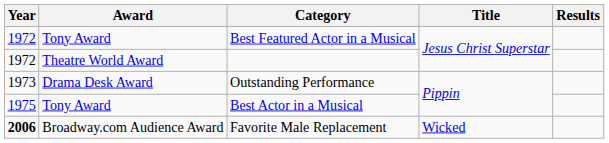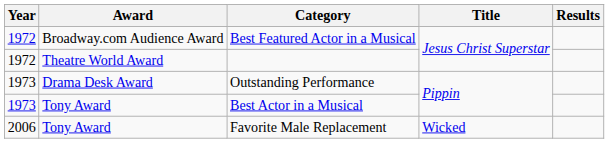(77, 37) Tony Award -> (133, 37) Broadway.com Audience Award
(22, 104) 1975 -> (22, 104) 1973
(22, 127) bold -> (22, 127) normal
(133, 127) Broadway.com Audience Award -> (77, 127) Tony Award
